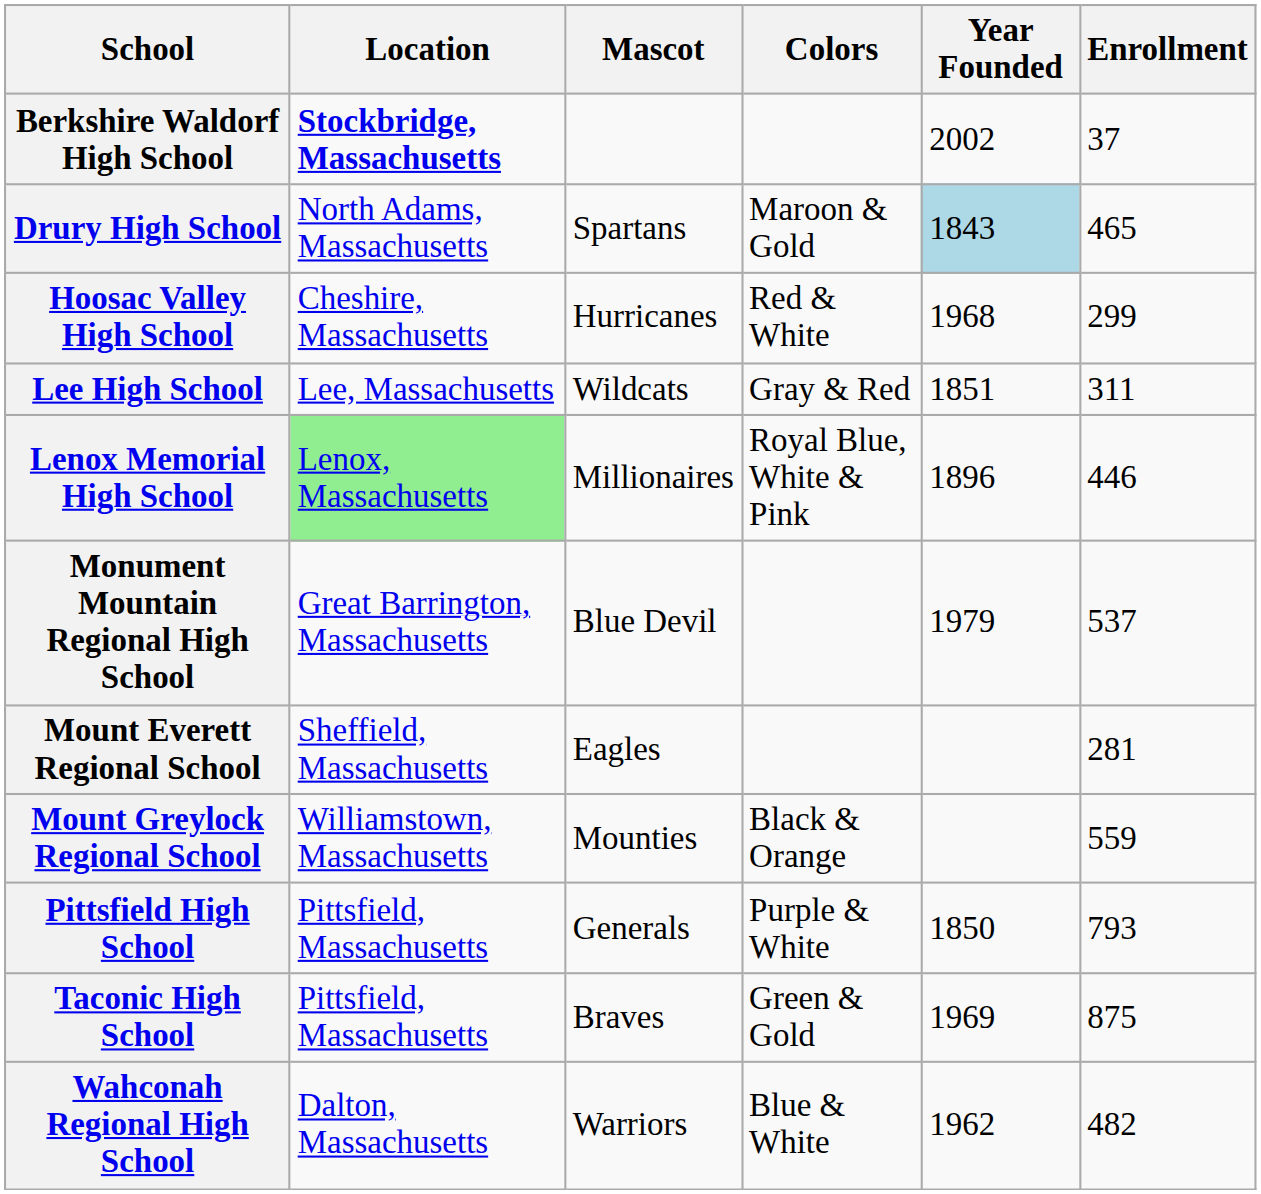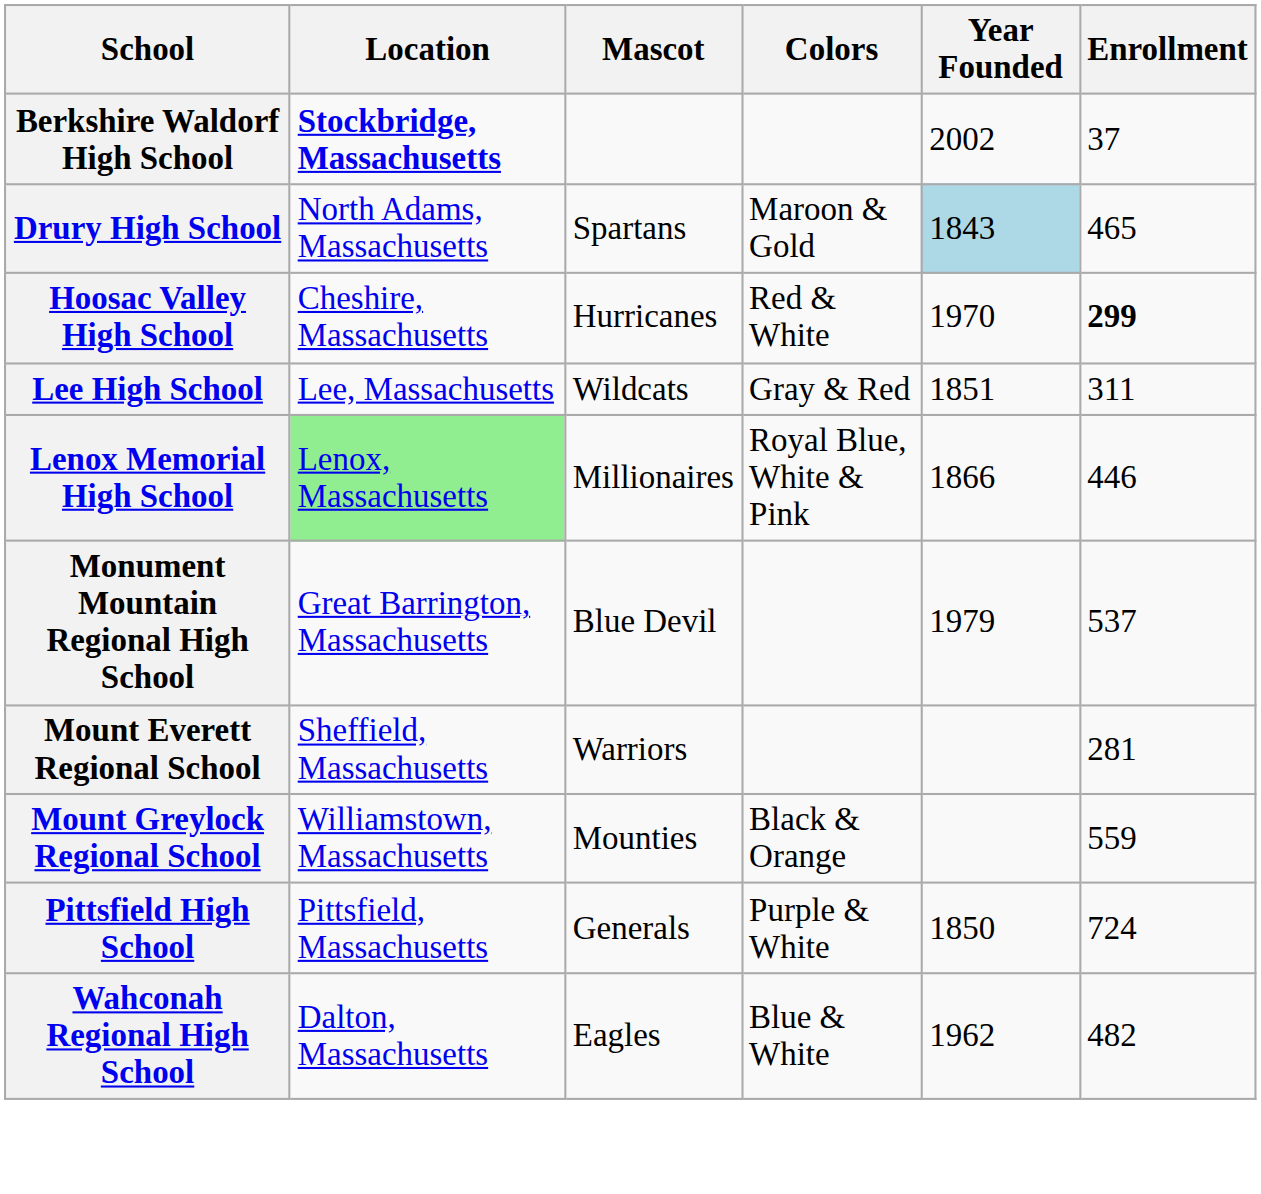(962, 317) 1968 -> (962, 317) 1970
(1112, 317) normal -> (1112, 317) bold
(962, 477) 1896 -> (962, 477) 1866
(617, 748) Eagles -> (630, 748) Warriors
(1112, 927) 793 -> (1112, 927) 724
- row: (148, 1016)
(630, 1124) Warriors -> (617, 1035) Eagles
